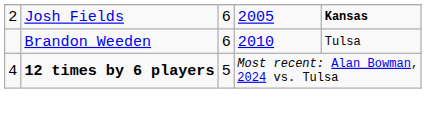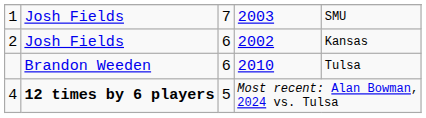+ row: (13, 17)
(256, 17) 2005 -> (256, 41) 2002
(346, 17) bold -> (346, 41) normal
